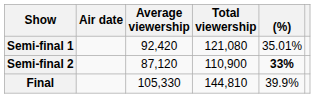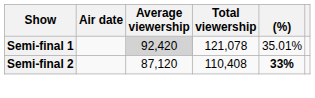(159, 45) no background -> (159, 45) lightgrey background
(226, 45) 121,080 -> (226, 45) 121,078
(226, 64) 110,900 -> (226, 64) 110,408
- row: (40, 83)
